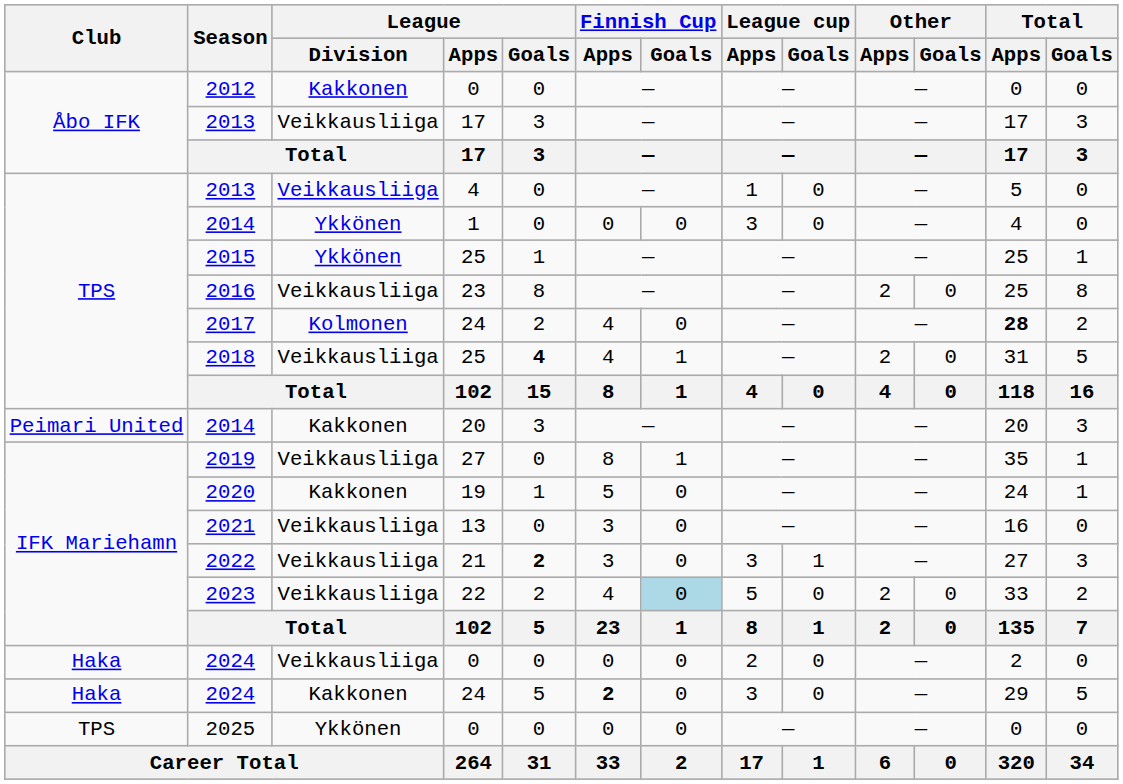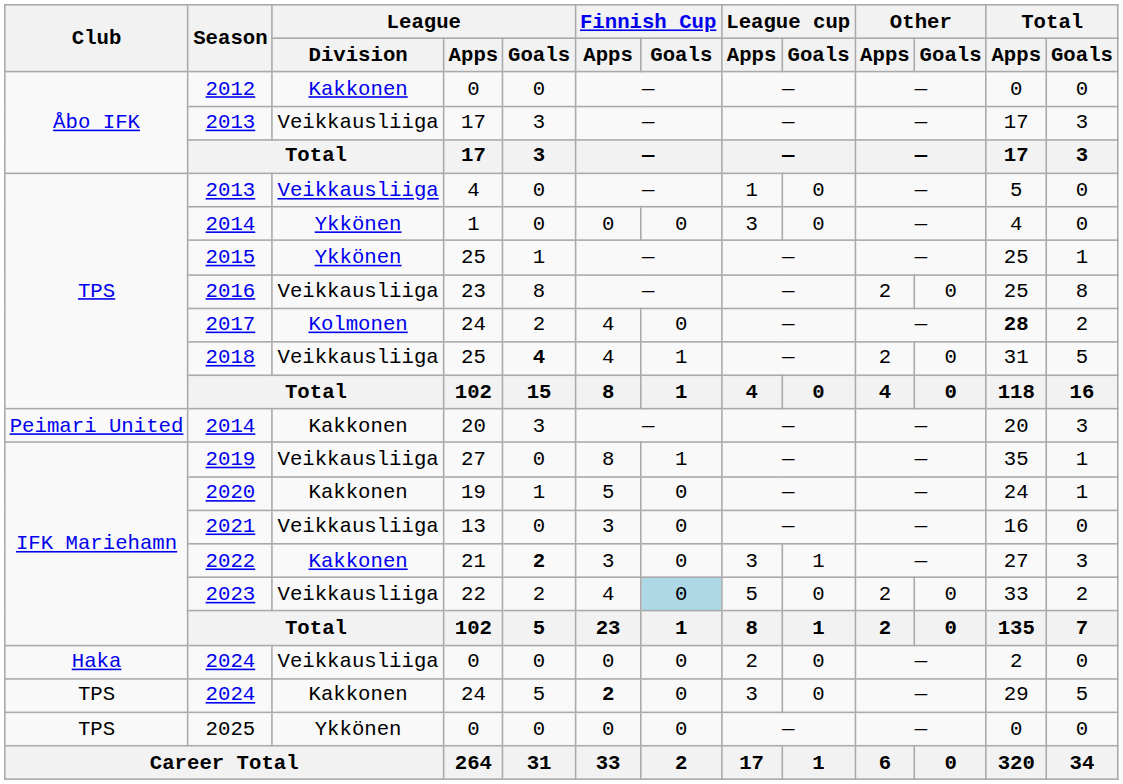(358, 561) Veikkausliiga -> (358, 561) Kakkonen
(97, 695) Haka -> (97, 695) TPS
